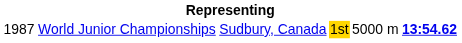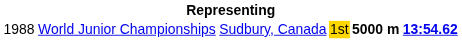(19, 29) 1987 -> (19, 29) 1988
(375, 29) normal -> (376, 29) bold
